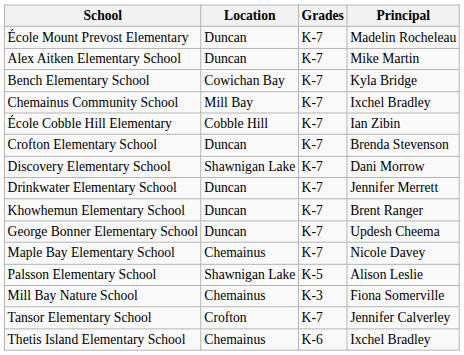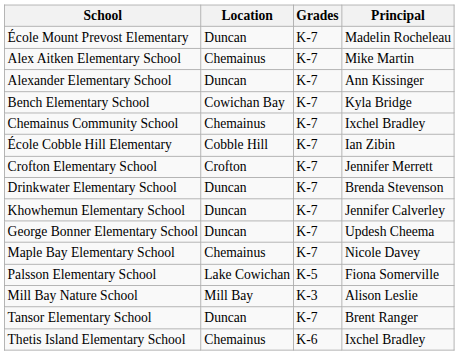(225, 59) Duncan -> (235, 59) Chemainus
+ row: (90, 80)
(229, 102) Mill Bay -> (235, 123) Chemainus
(225, 145) Duncan -> (225, 166) Crofton
(399, 145) Brenda Stevenson -> (389, 166) Jennifer Merrett
- row: (89, 166)
(394, 188) Jennifer Merrett -> (394, 188) Brenda Stevenson
(387, 210) Brent Ranger -> (395, 210) Jennifer Calverley
(250, 274) Shawnigan Lake -> (247, 274) Lake Cowichan
(387, 274) Alison Leslie -> (392, 274) Fiona Somerville
(235, 296) Chemainus -> (229, 296) Mill Bay
(397, 296) Fiona Somerville -> (381, 296) Alison Leslie
(225, 317) Crofton -> (225, 317) Duncan
(400, 317) Jennifer Calverley -> (381, 317) Brent Ranger
